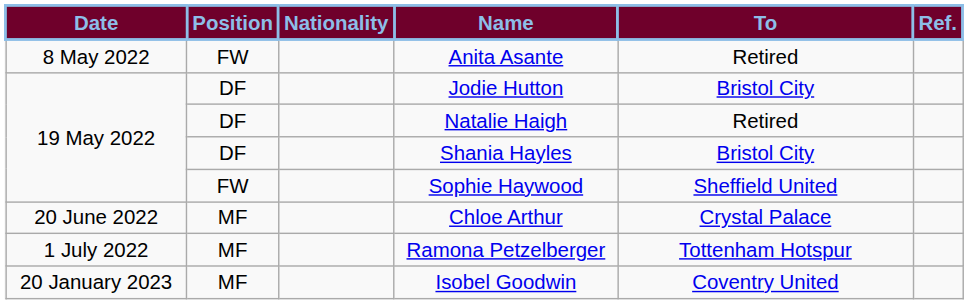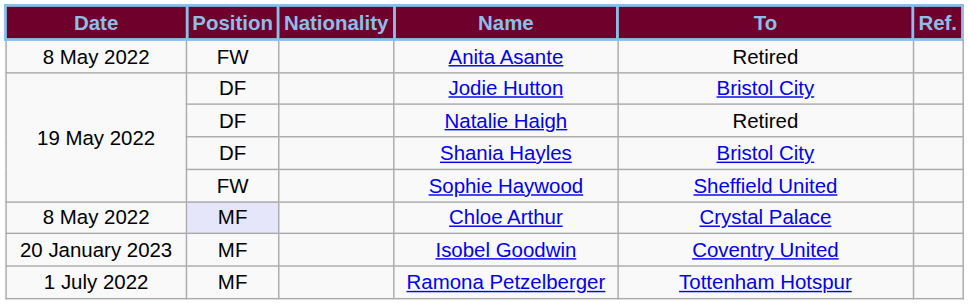(96, 218) 20 June 2022 -> (96, 218) 8 May 2022
(233, 218) no background -> (233, 218) lavender background
rows swapped: (506, 250) <-> (506, 283)
